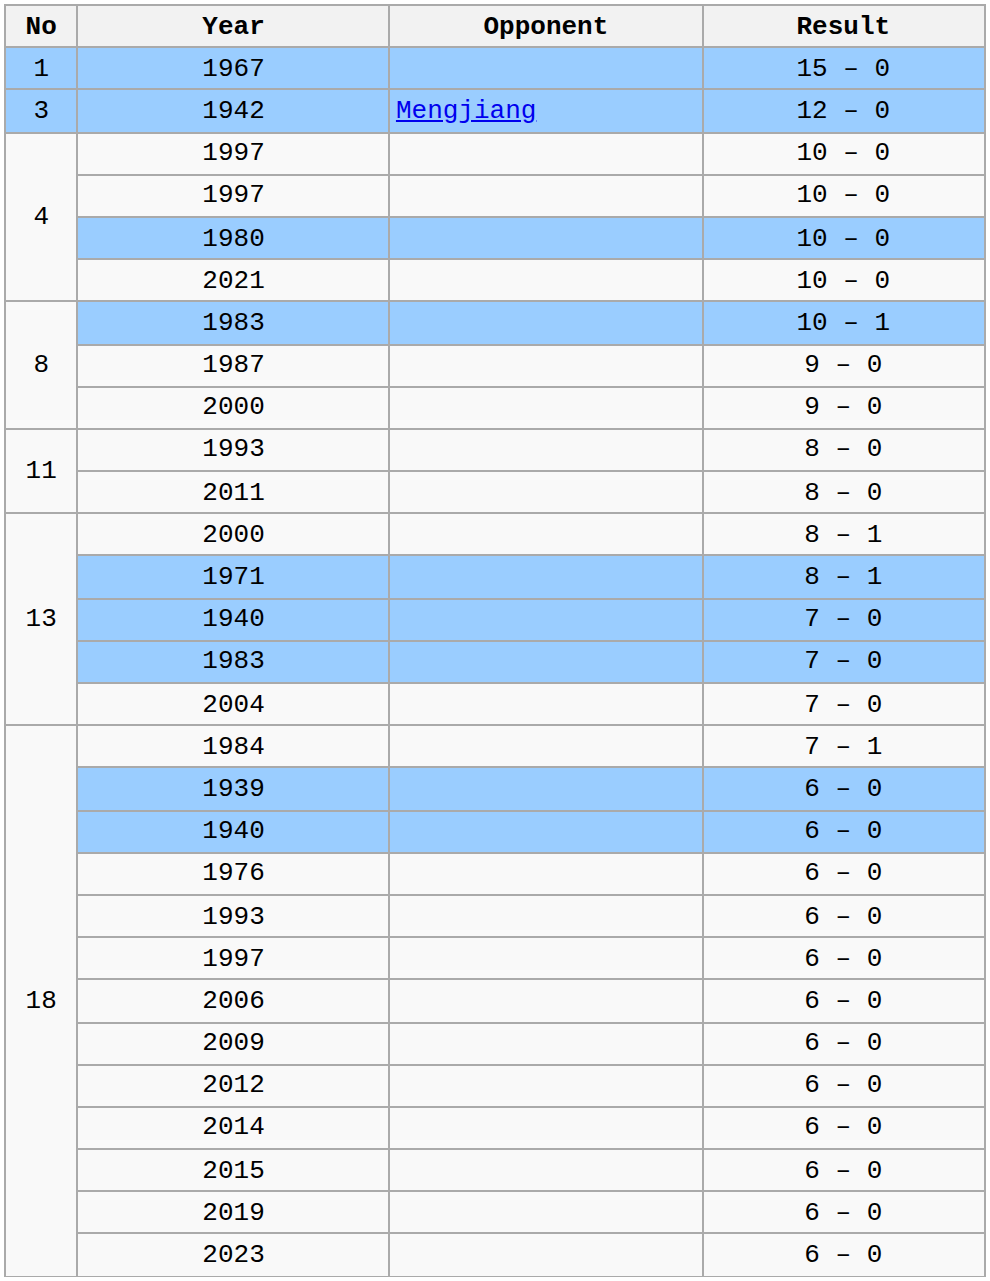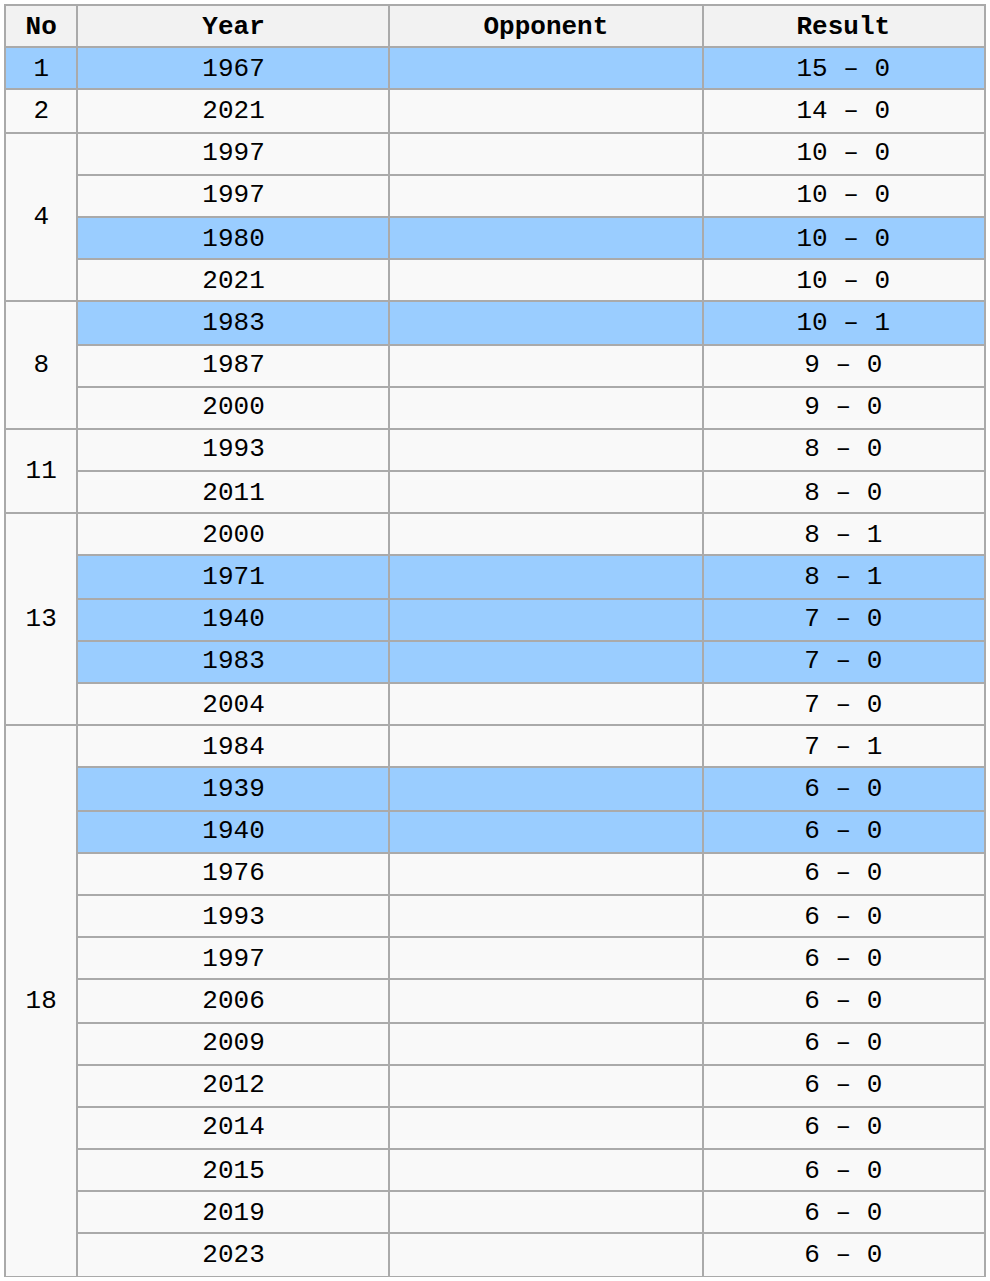+ row: (234, 111)
- row: (234, 111)
